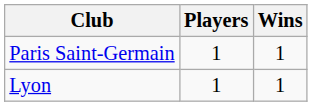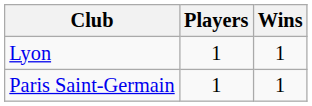rows swapped: (30, 85) <-> (92, 52)
